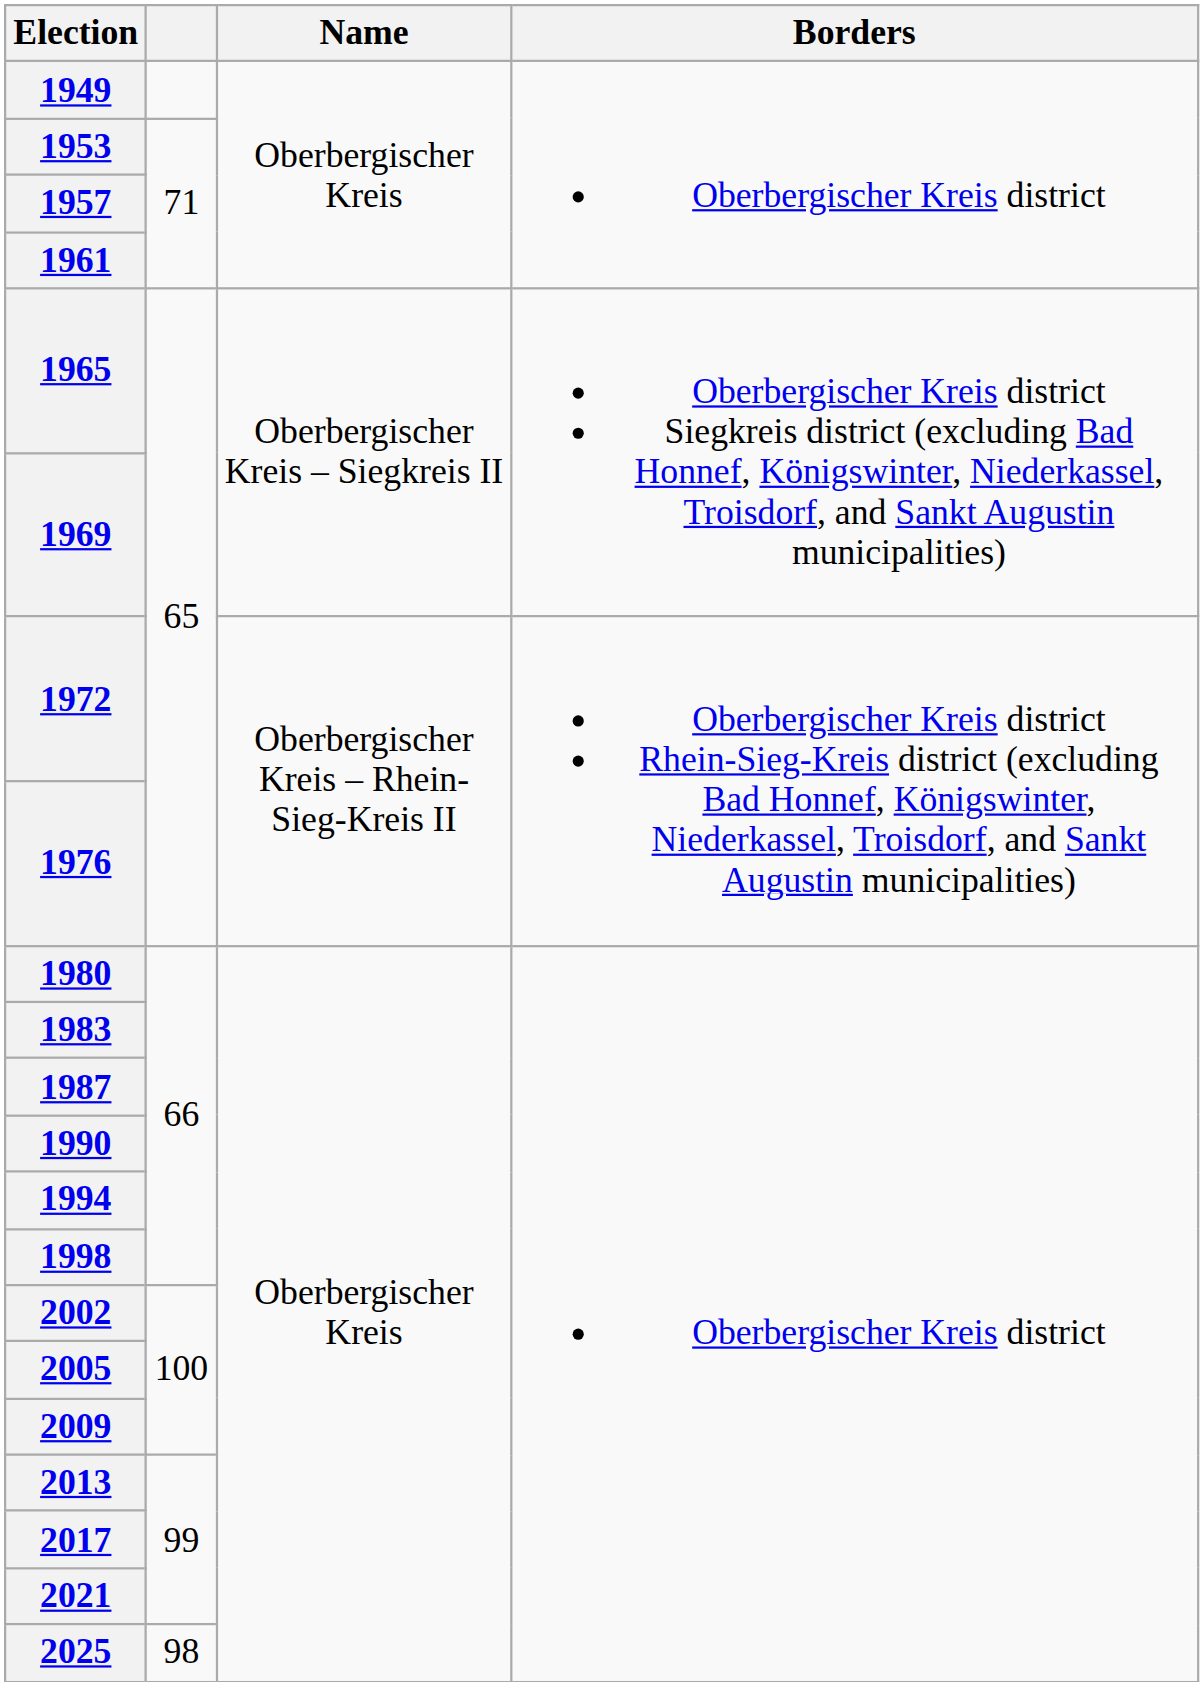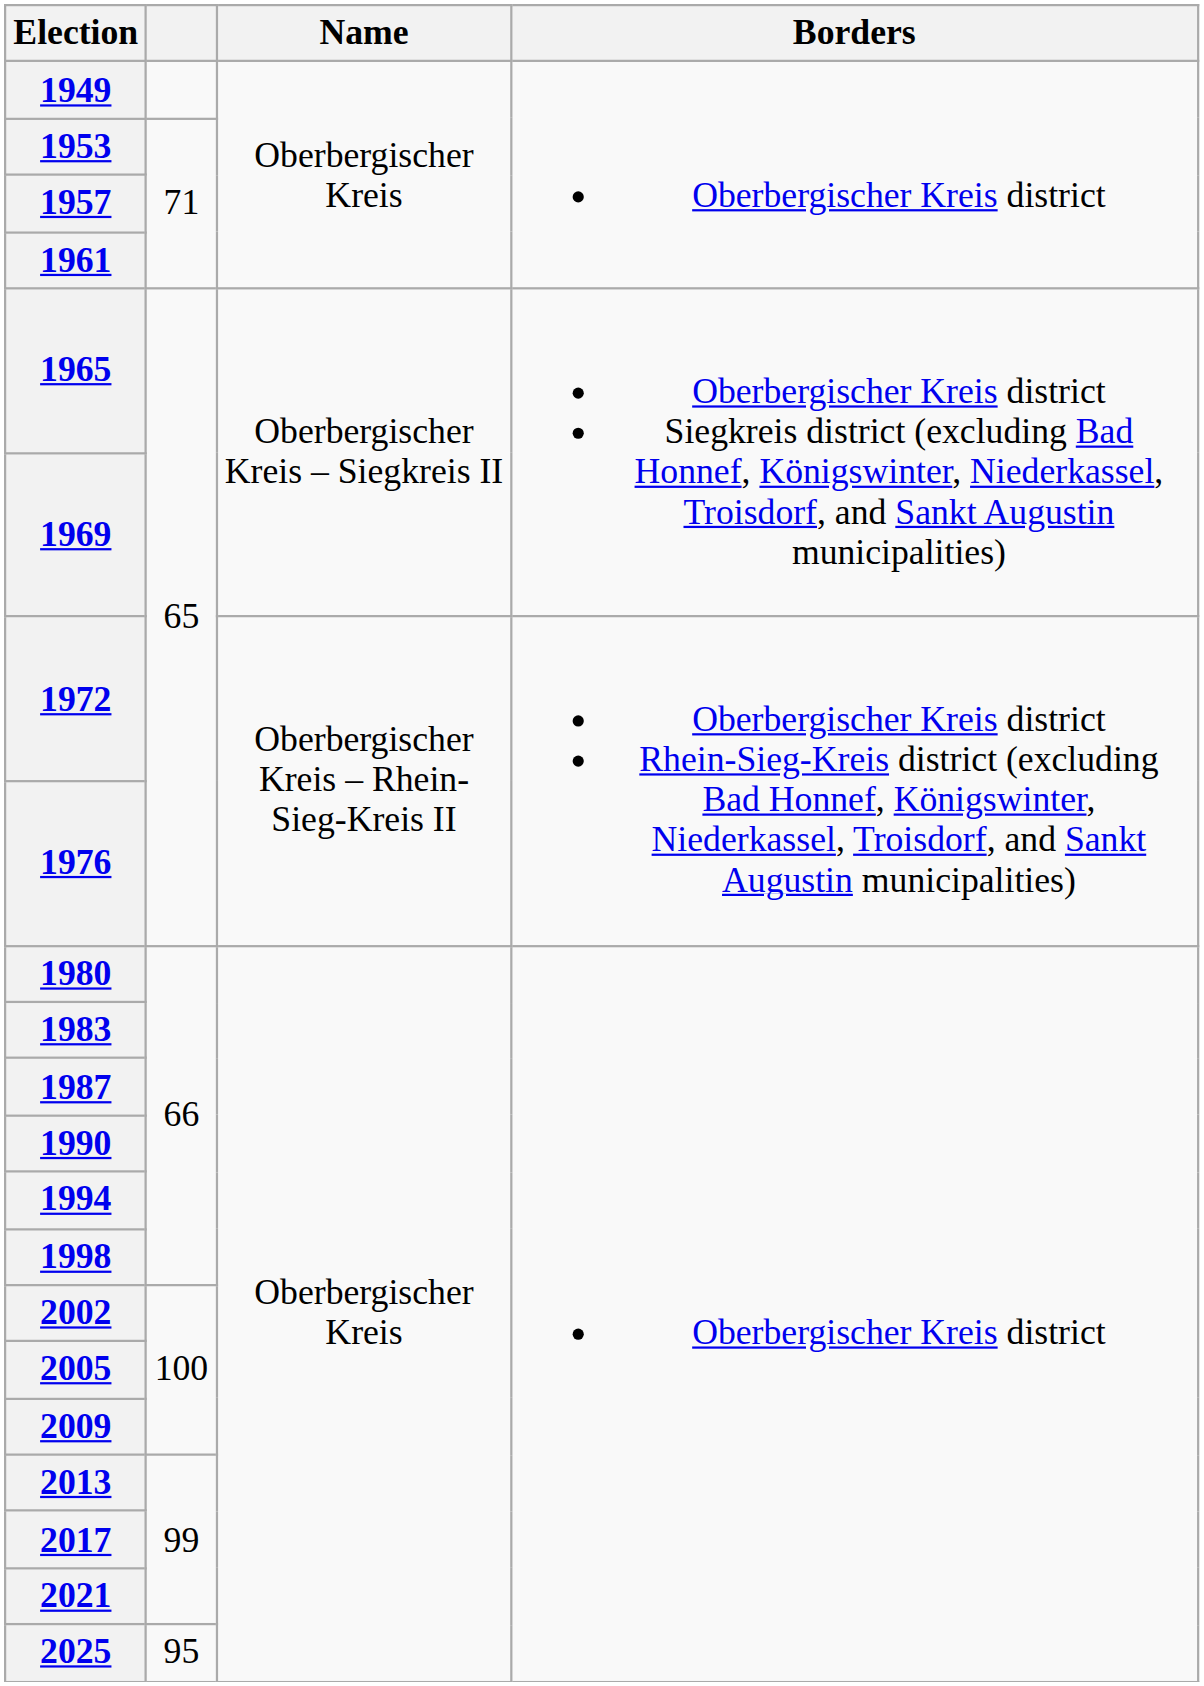(181, 1652) 98 -> (181, 1652) 95
